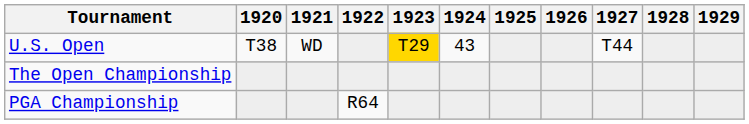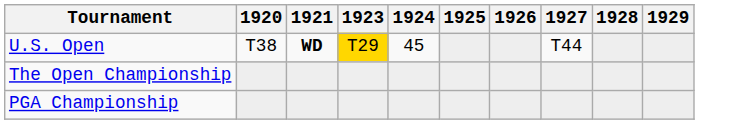- column: (363, 19)
(312, 48) normal -> (312, 48) bold
(465, 48) 43 -> (414, 48) 45
